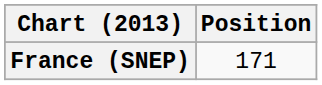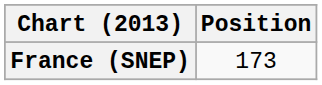(256, 61) 171 -> (256, 61) 173
